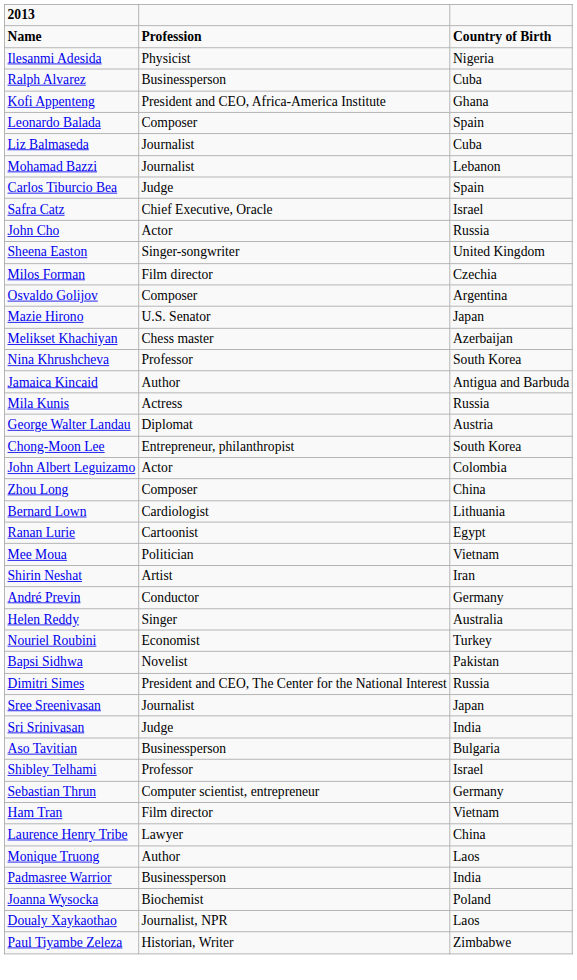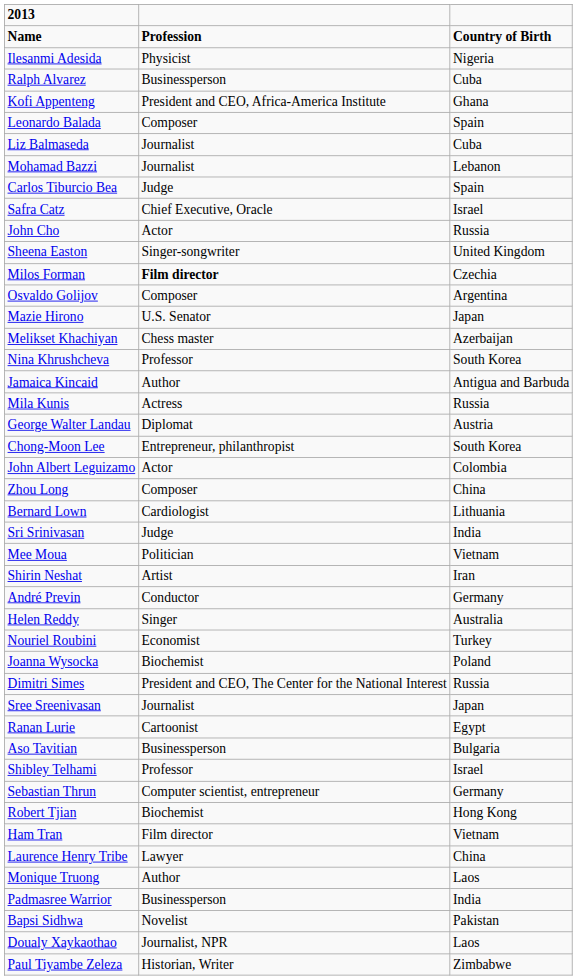(177, 274) normal -> (180, 274) bold
rows swapped: (41, 532) <-> (46, 727)
rows swapped: (45, 662) <-> (53, 899)
+ row: (42, 813)
